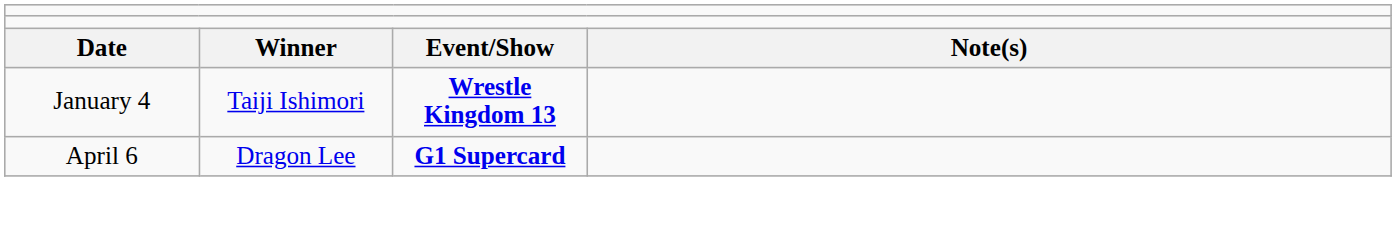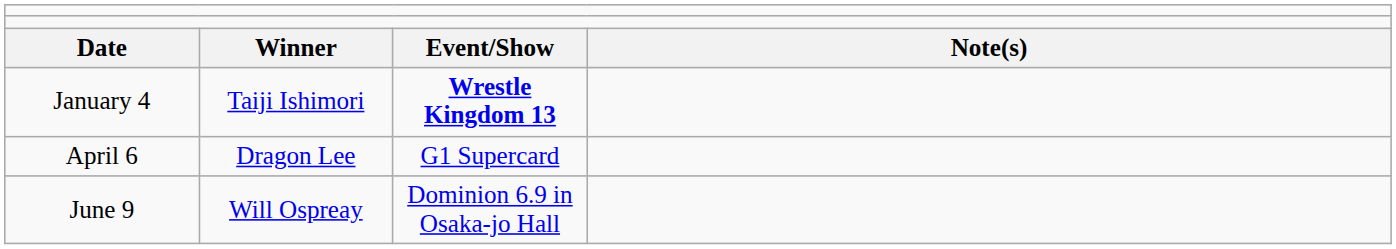(490, 155) bold -> (490, 155) normal
+ row: (102, 209)
